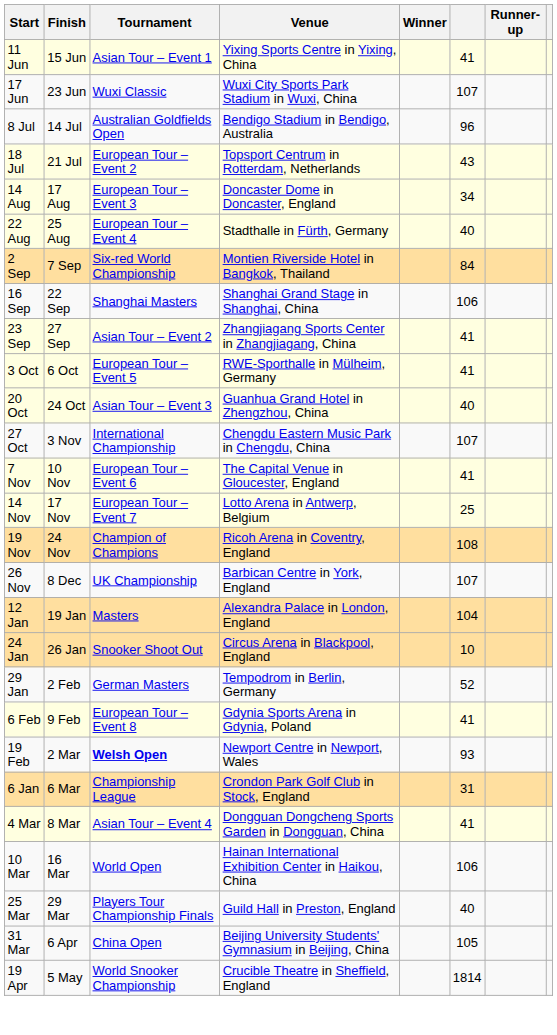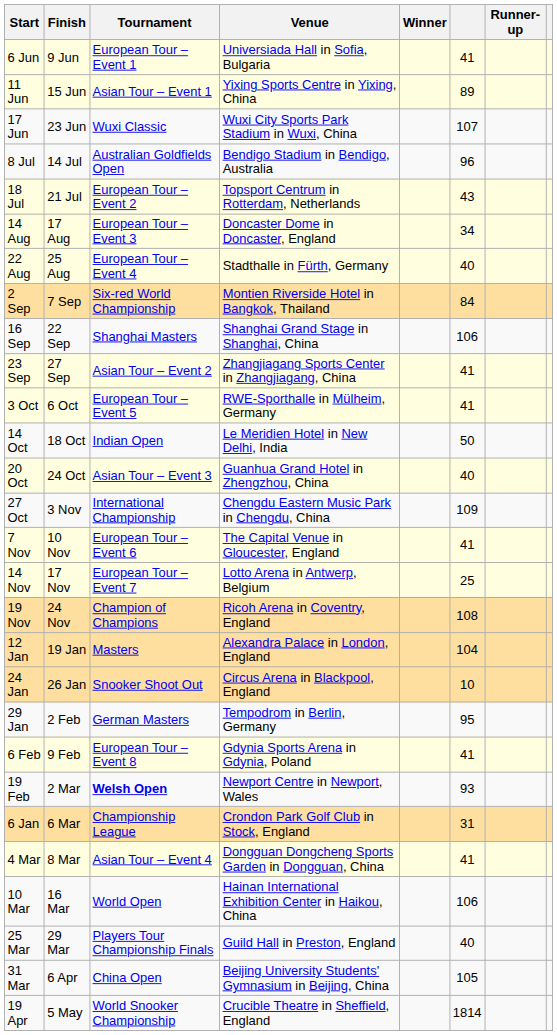+ row: (23, 57)
(467, 57) 41 -> (467, 92) 89
+ row: (18, 441)
(467, 441) 107 -> (467, 511) 109
- row: (19, 580)
(467, 685) 52 -> (467, 720) 95
